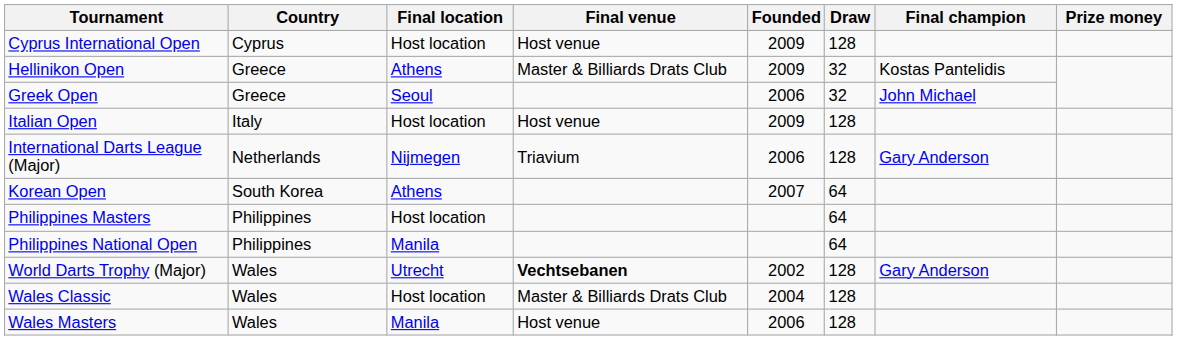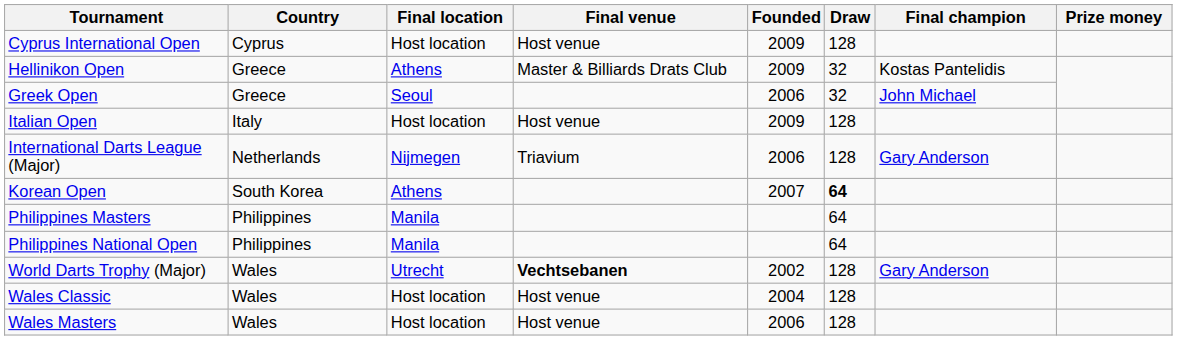(838, 192) normal -> (838, 192) bold
(438, 218) Host location -> (415, 218) Manila
(622, 296) Master & Billiards Drats Club -> (559, 296) Host venue
(415, 322) Manila -> (438, 322) Host location
